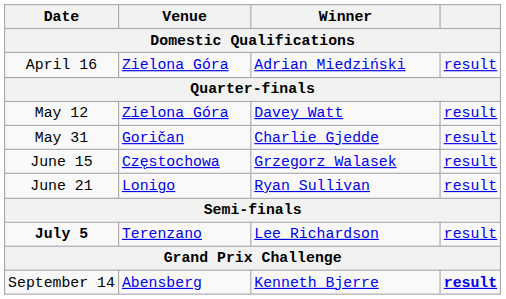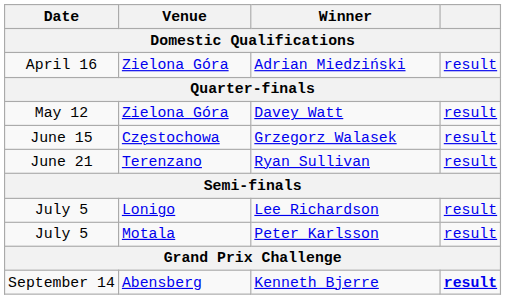- row: (317, 137)
(149, 186) Lonigo -> (162, 162) Terenzano
(61, 234) bold -> (61, 210) normal
(162, 234) Terenzano -> (149, 210) Lonigo
+ row: (317, 234)
